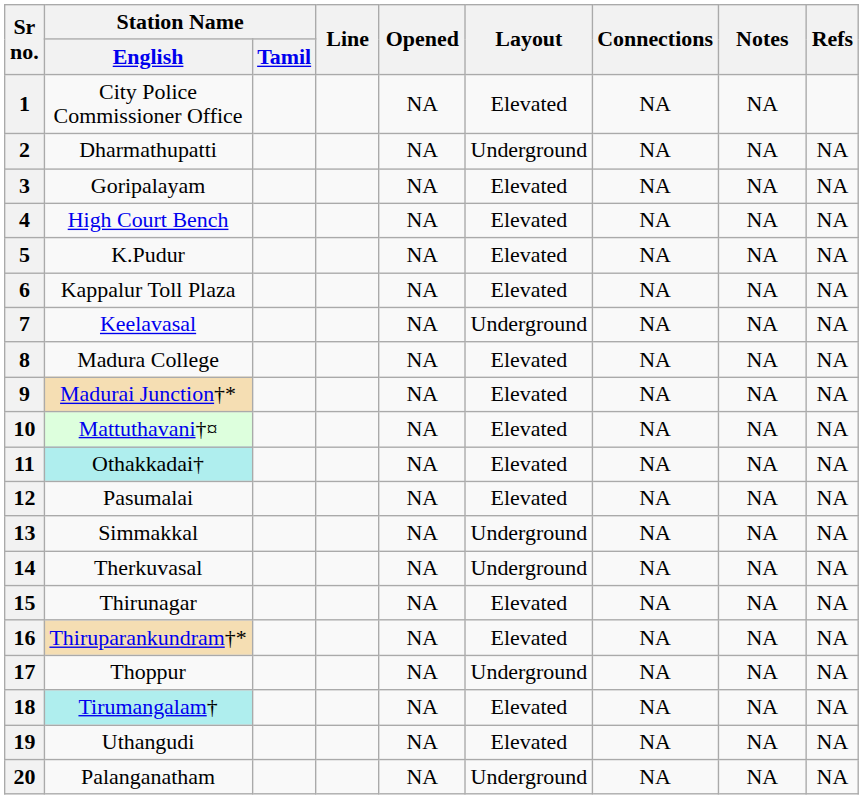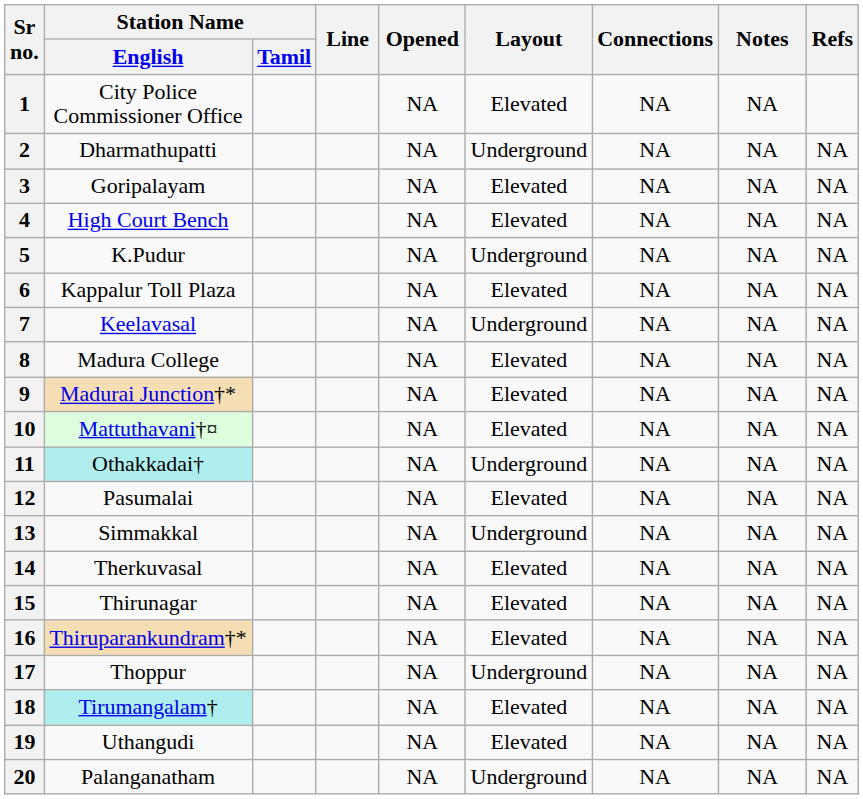(529, 255) Elevated -> (529, 255) Underground
(529, 463) Elevated -> (529, 463) Underground
(529, 567) Underground -> (529, 567) Elevated
